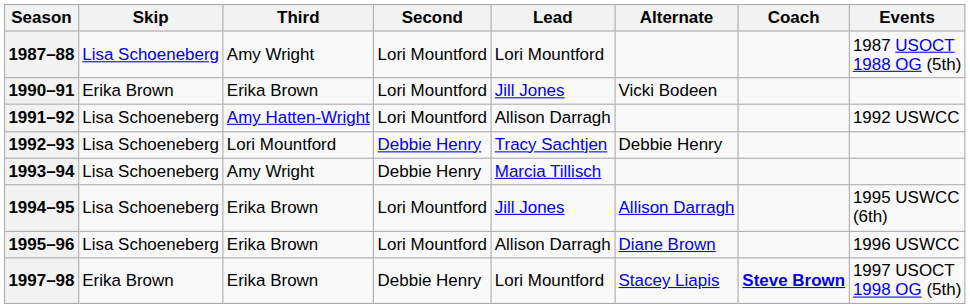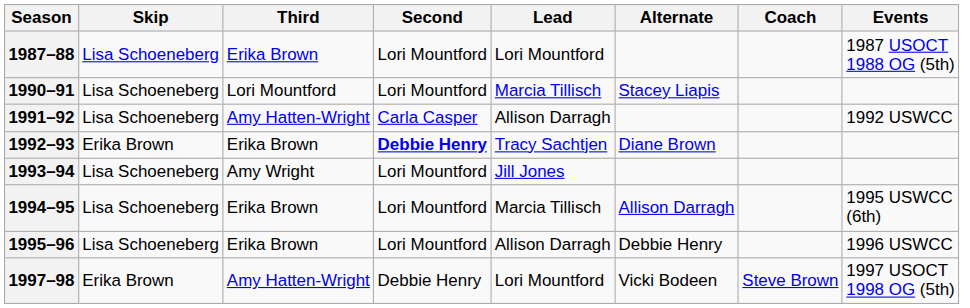(270, 54) Amy Wright -> (273, 54) Erika Brown
(128, 90) Erika Brown -> (151, 90) Lisa Schoeneberg
(273, 90) Erika Brown -> (282, 90) Lori Mountford
(530, 90) Jill Jones -> (548, 90) Marcia Tillisch
(668, 90) Vicki Bodeen -> (669, 90) Stacey Liapis
(432, 117) Lori Mountford -> (428, 117) Carla Casper
(151, 144) Lisa Schoeneberg -> (128, 144) Erika Brown
(282, 144) Lori Mountford -> (273, 144) Erika Brown
(429, 144) normal -> (432, 144) bold
(670, 144) Debbie Henry -> (667, 144) Diane Brown
(429, 171) Debbie Henry -> (432, 171) Lori Mountford
(548, 171) Marcia Tillisch -> (530, 171) Jill Jones
(530, 207) Jill Jones -> (548, 207) Marcia Tillisch
(667, 244) Diane Brown -> (670, 244) Debbie Henry
(273, 280) Erika Brown -> (298, 280) Amy Hatten-Wright
(669, 280) Stacey Liapis -> (668, 280) Vicki Bodeen
(794, 280) bold -> (790, 280) normal
